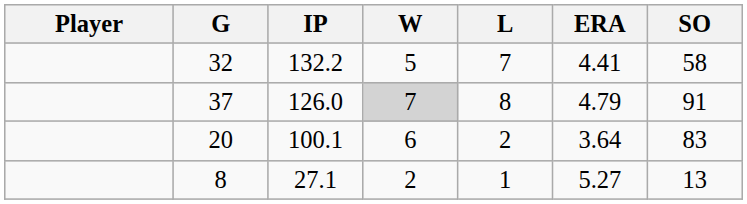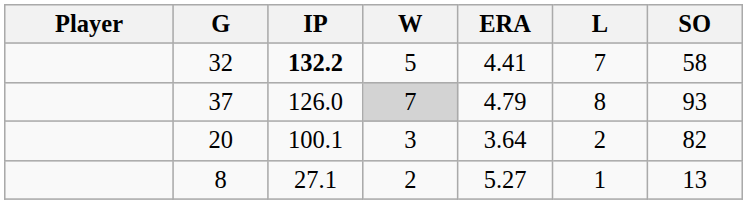columns swapped: (505, 23) <-> (600, 23)
(316, 62) normal -> (316, 62) bold
(695, 101) 91 -> (695, 101) 93
(410, 140) 6 -> (410, 140) 3
(695, 140) 83 -> (695, 140) 82
